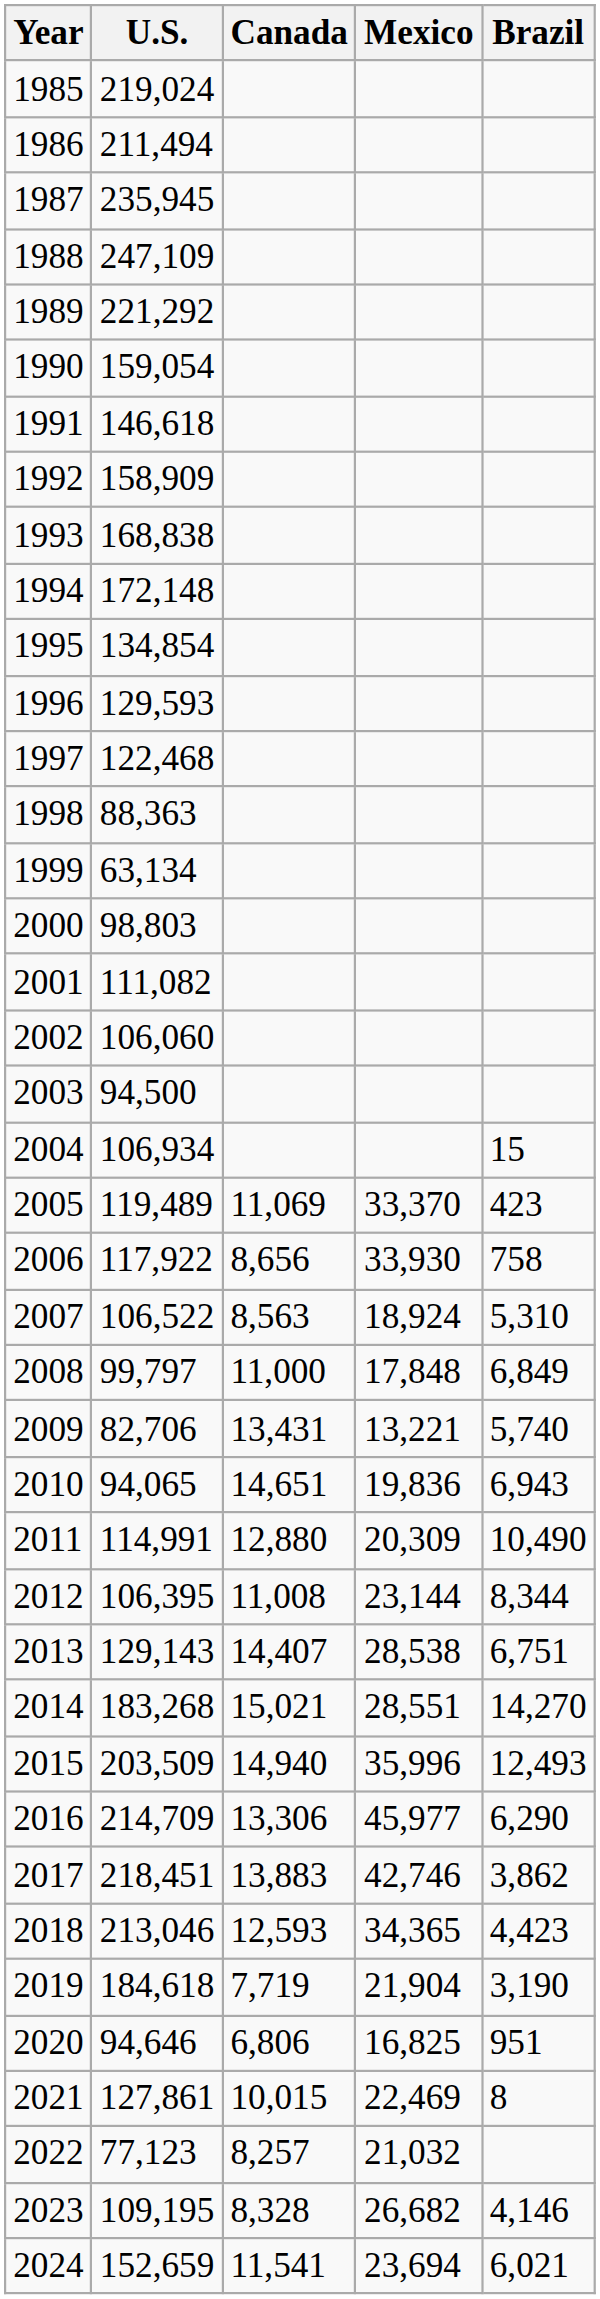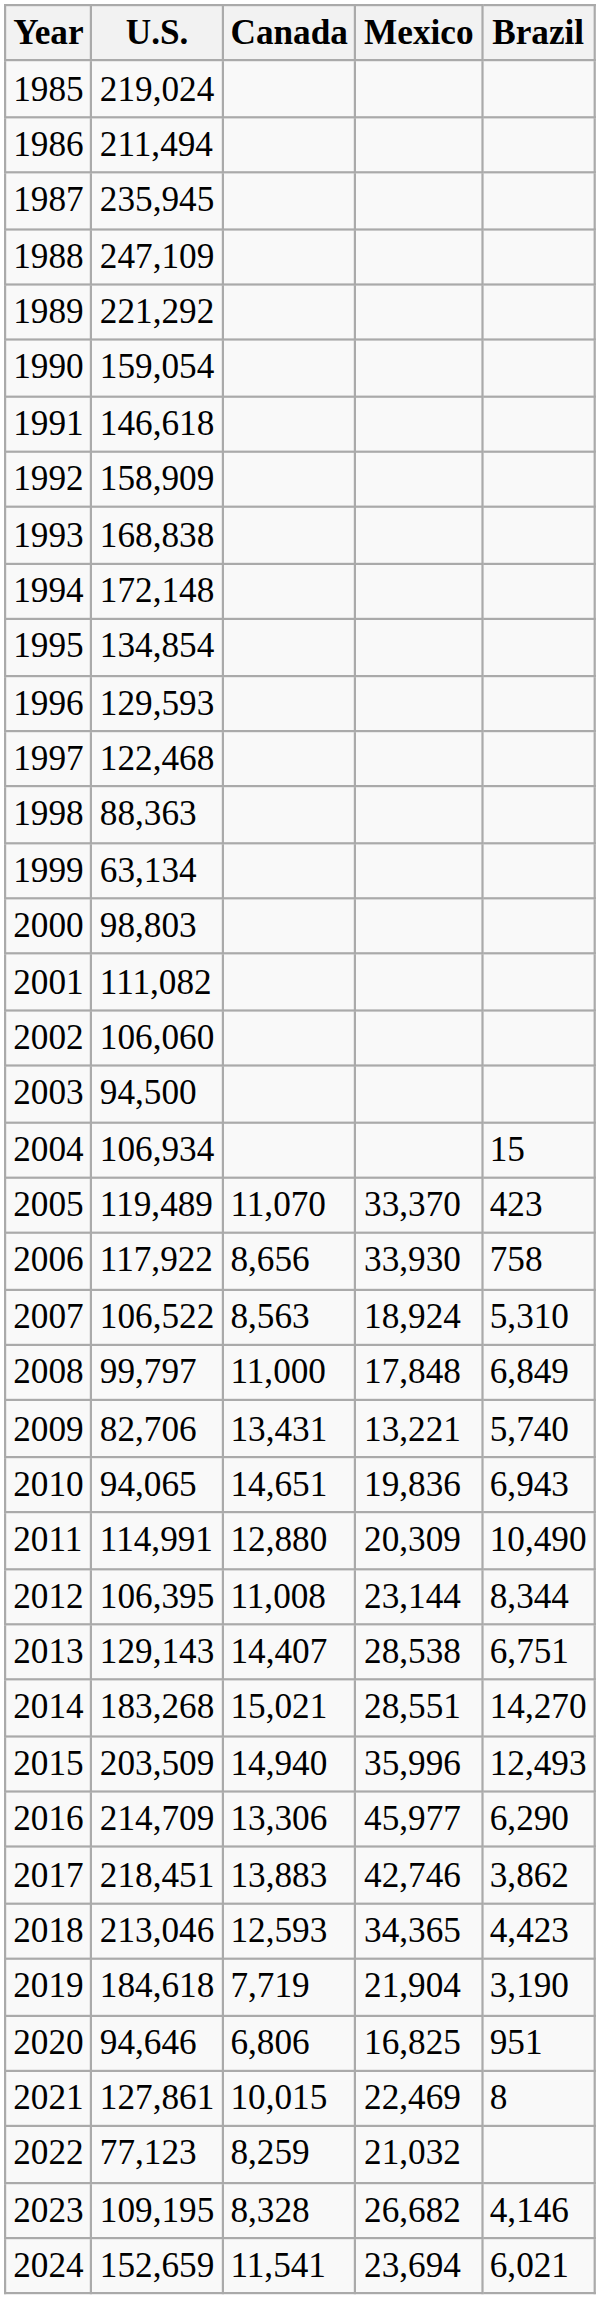(278, 1204) 11,069 -> (278, 1204) 11,070
(270, 2153) 8,257 -> (270, 2153) 8,259
